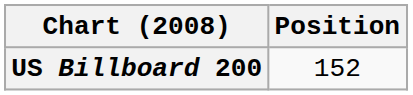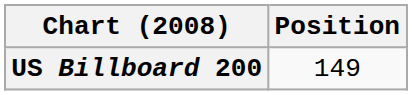(337, 69) 152 -> (337, 69) 149
